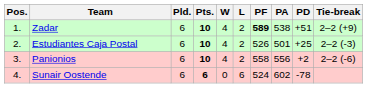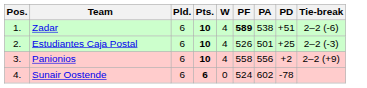- column: (242, 12)
(338, 28) 2–2 (+9) -> (321, 28) 2–2 (-6)
(338, 59) 2–2 (-6) -> (321, 59) 2–2 (+9)
